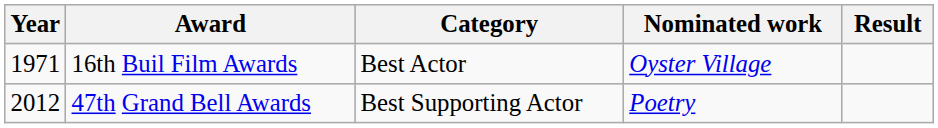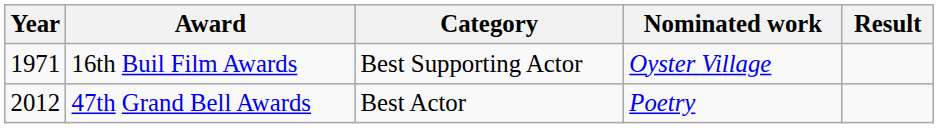(413, 63) Best Actor -> (471, 63) Best Supporting Actor
(471, 102) Best Supporting Actor -> (413, 102) Best Actor
